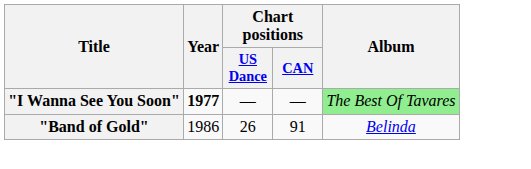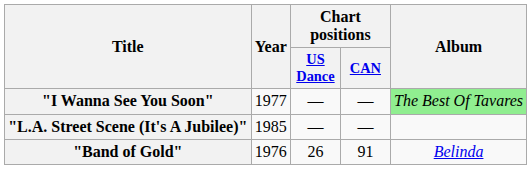(203, 101) bold -> (271, 101) normal
+ row: (128, 126)
(203, 126) 1986 -> (271, 152) 1976
